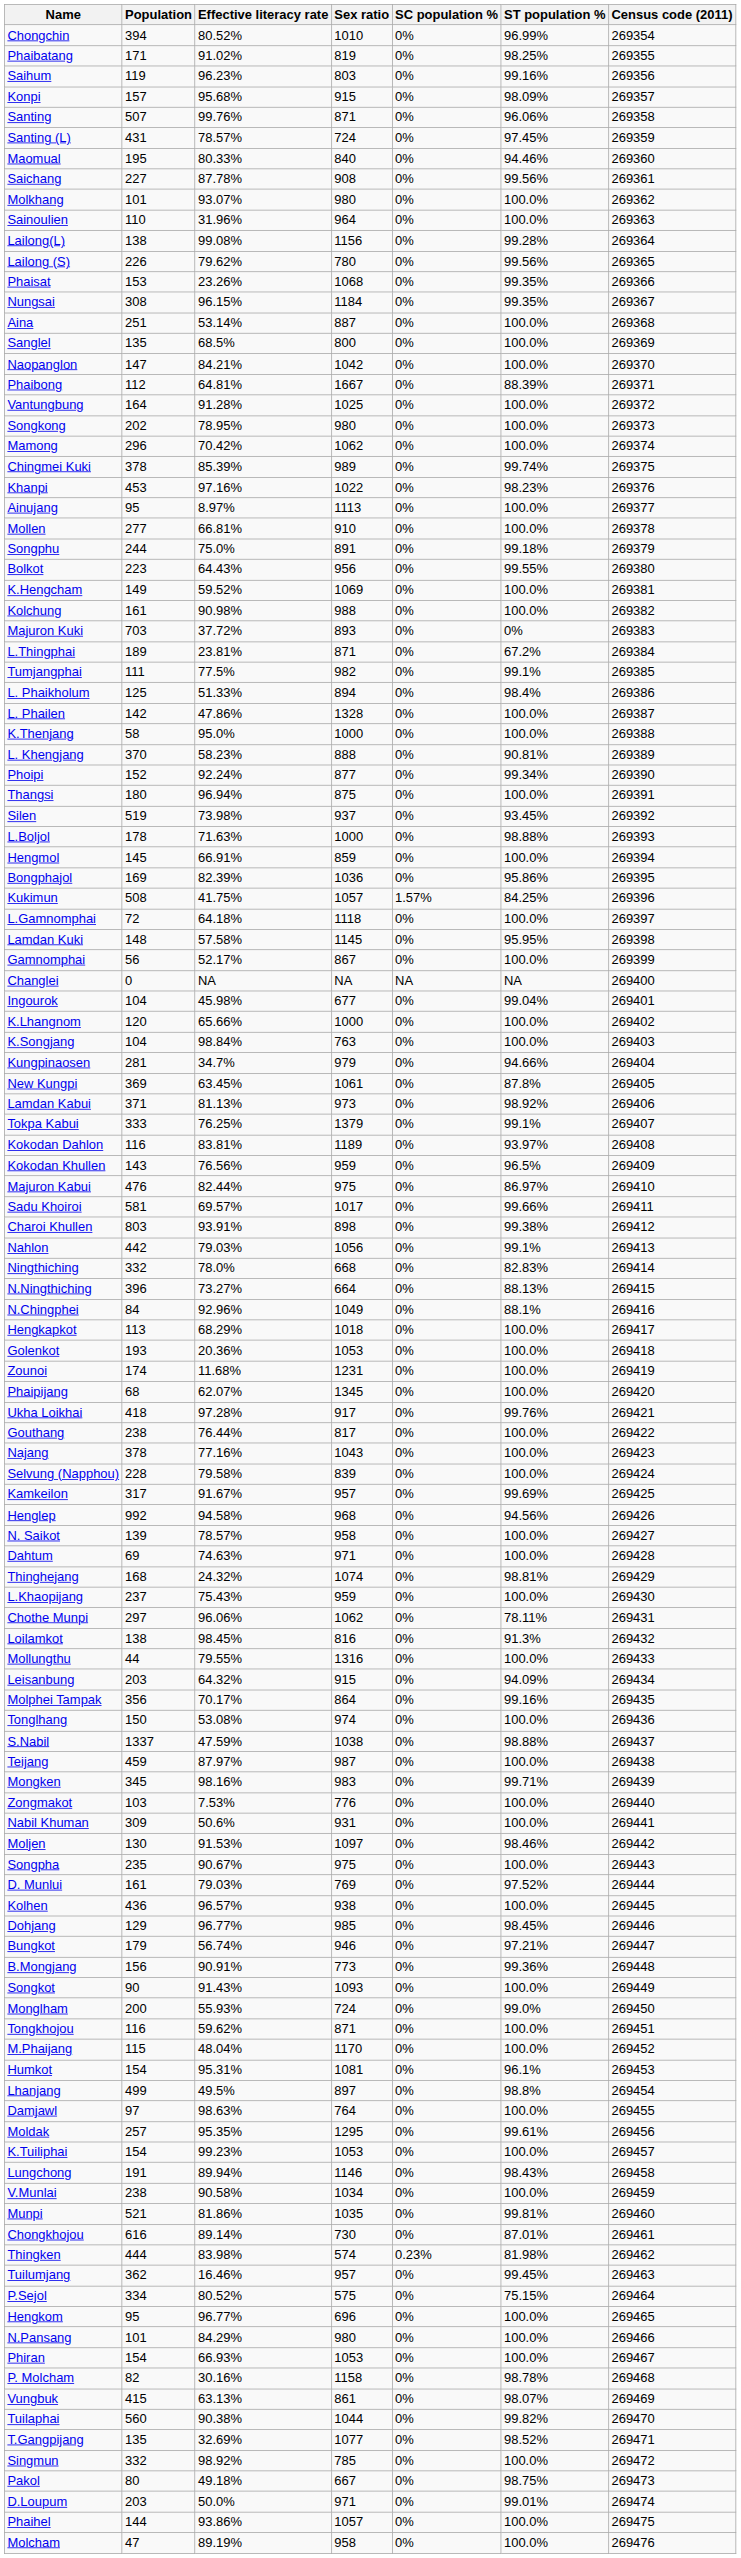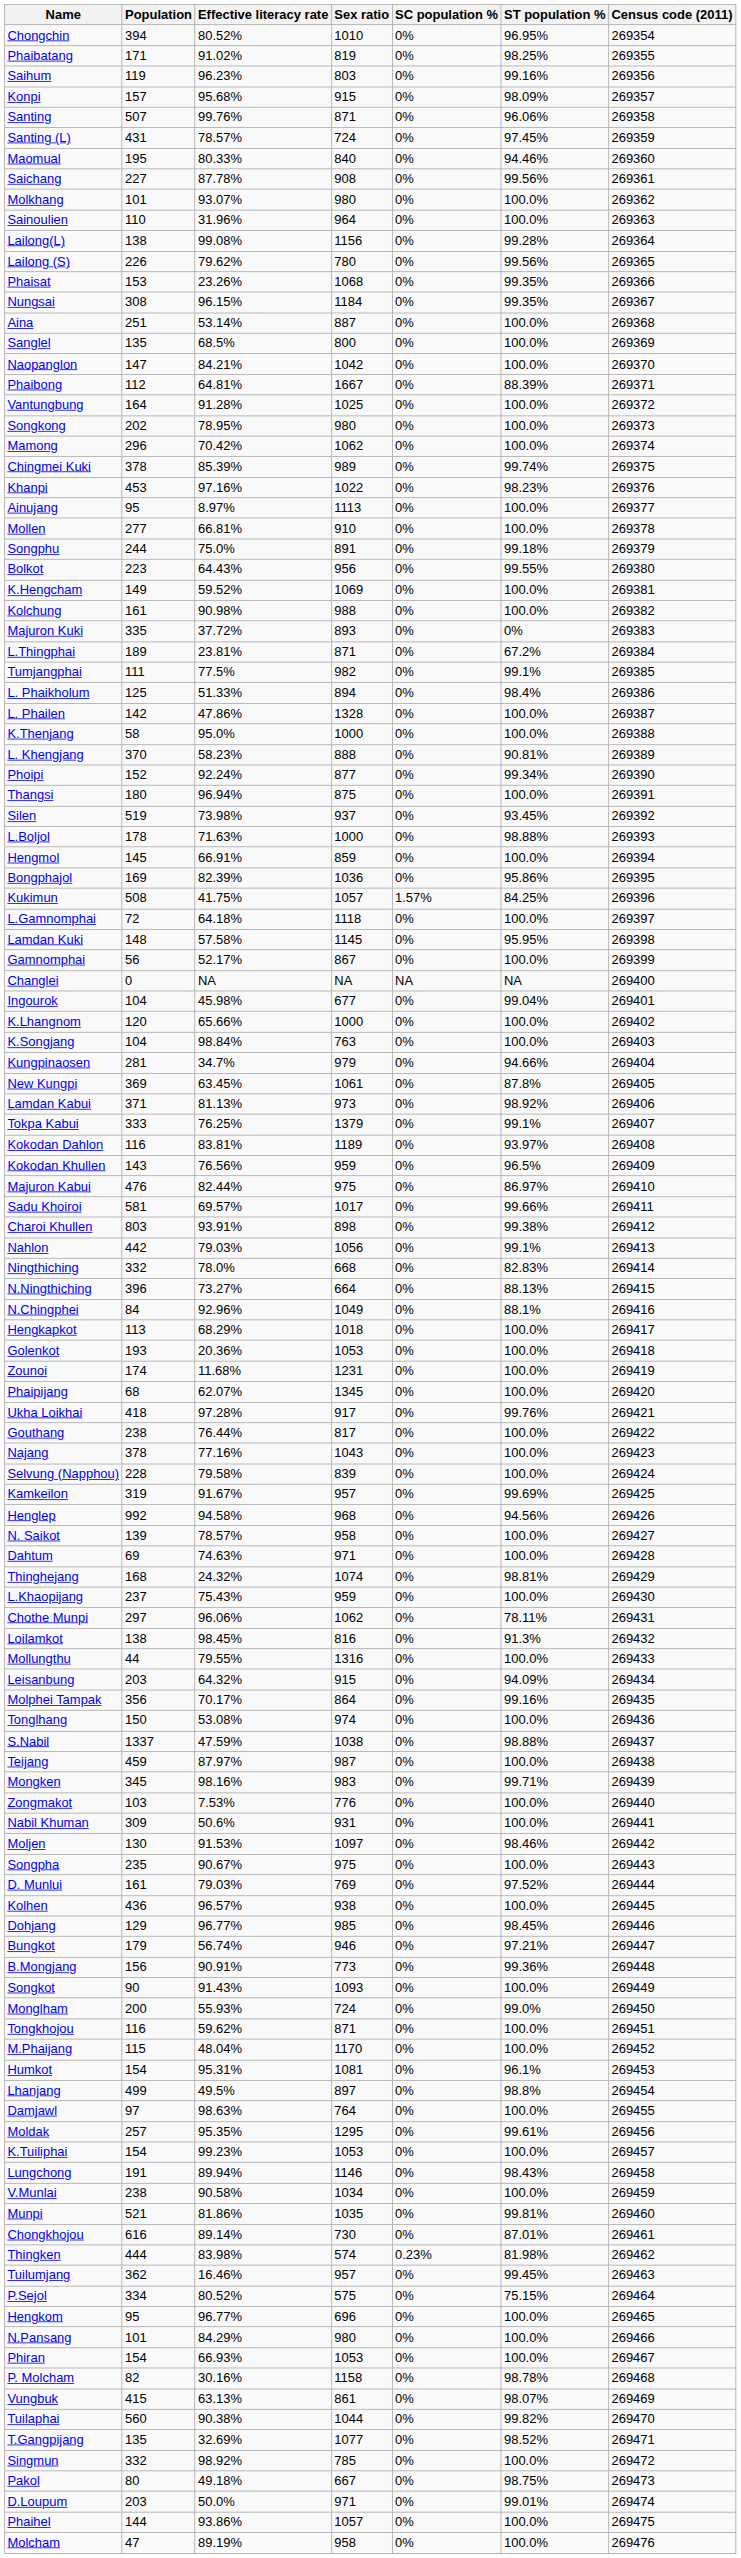(526, 35) 96.99% -> (526, 35) 96.95%
(136, 631) 703 -> (136, 631) 335
(136, 1494) 317 -> (136, 1494) 319
